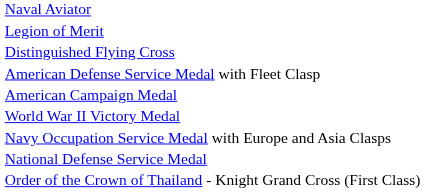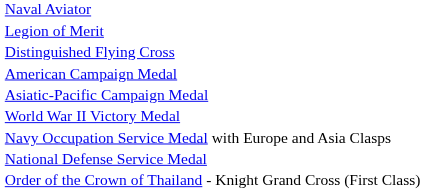- row: (163, 73)
+ row: (107, 95)
